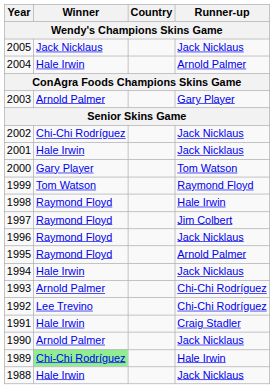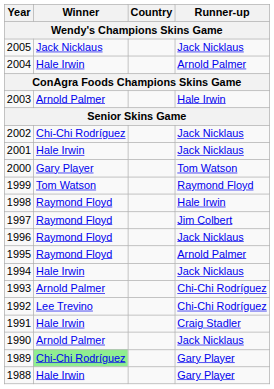(206, 99) Gary Player -> (201, 99) Hale Irwin
(201, 358) Hale Irwin -> (206, 358) Gary Player
(211, 375) Jack Nicklaus -> (206, 375) Gary Player
